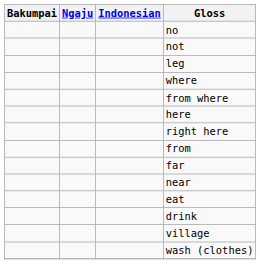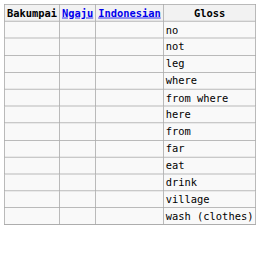- row: (197, 132)
- row: (178, 182)
